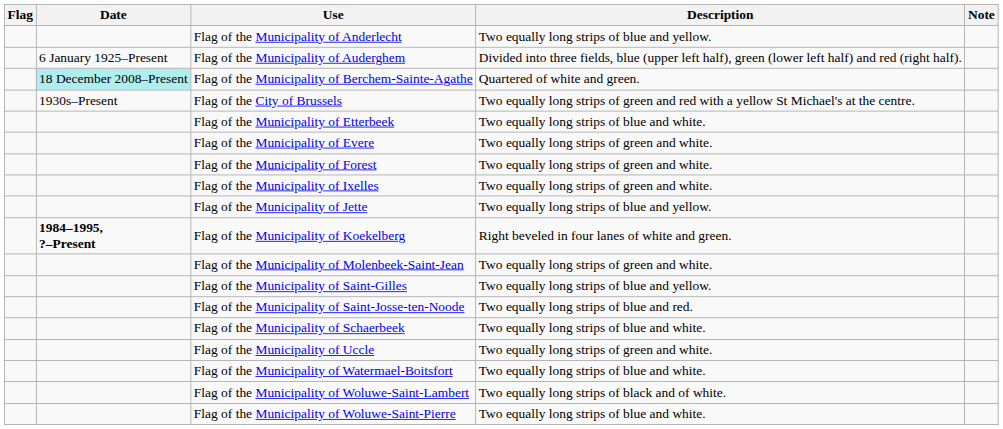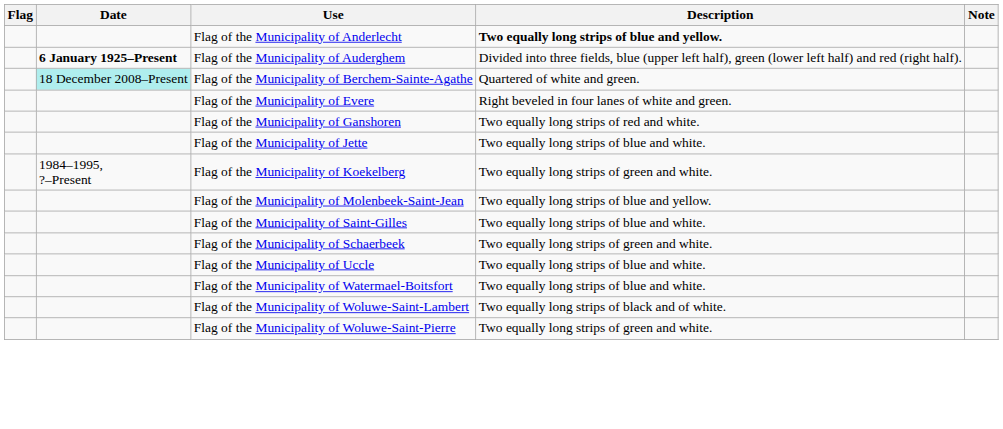(595, 36) normal -> (600, 36) bold
(103, 57) normal -> (108, 57) bold
- row: (268, 100)
- row: (294, 121)
(596, 143) Two equally long strips of green and white. -> (605, 100) Right beveled in four lanes of white and green.
- row: (285, 164)
+ row: (297, 121)
- row: (286, 185)
(595, 206) Two equally long strips of blue and yellow. -> (592, 143) Two equally long strips of blue and white.
(71, 235) bold -> (71, 171) normal
(605, 235) Right beveled in four lanes of white and green. -> (596, 171) Two equally long strips of green and white.
(596, 264) Two equally long strips of green and white. -> (595, 200) Two equally long strips of blue and yellow.
(595, 286) Two equally long strips of blue and yellow. -> (592, 222) Two equally long strips of blue and white.
- row: (329, 307)
(592, 328) Two equally long strips of blue and white. -> (596, 243) Two equally long strips of green and white.
(596, 350) Two equally long strips of green and white. -> (592, 264) Two equally long strips of blue and white.
(592, 413) Two equally long strips of blue and white. -> (596, 328) Two equally long strips of green and white.
